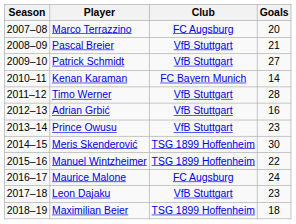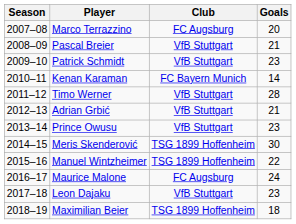(274, 62) 27 -> (274, 62) 23
(274, 111) 16 -> (274, 111) 21
